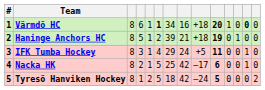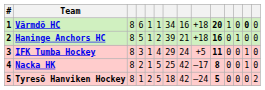(159, 25) bold -> (159, 25) normal
(217, 38) 19 -> (217, 38) 16
(217, 65) 6 -> (217, 65) 8
